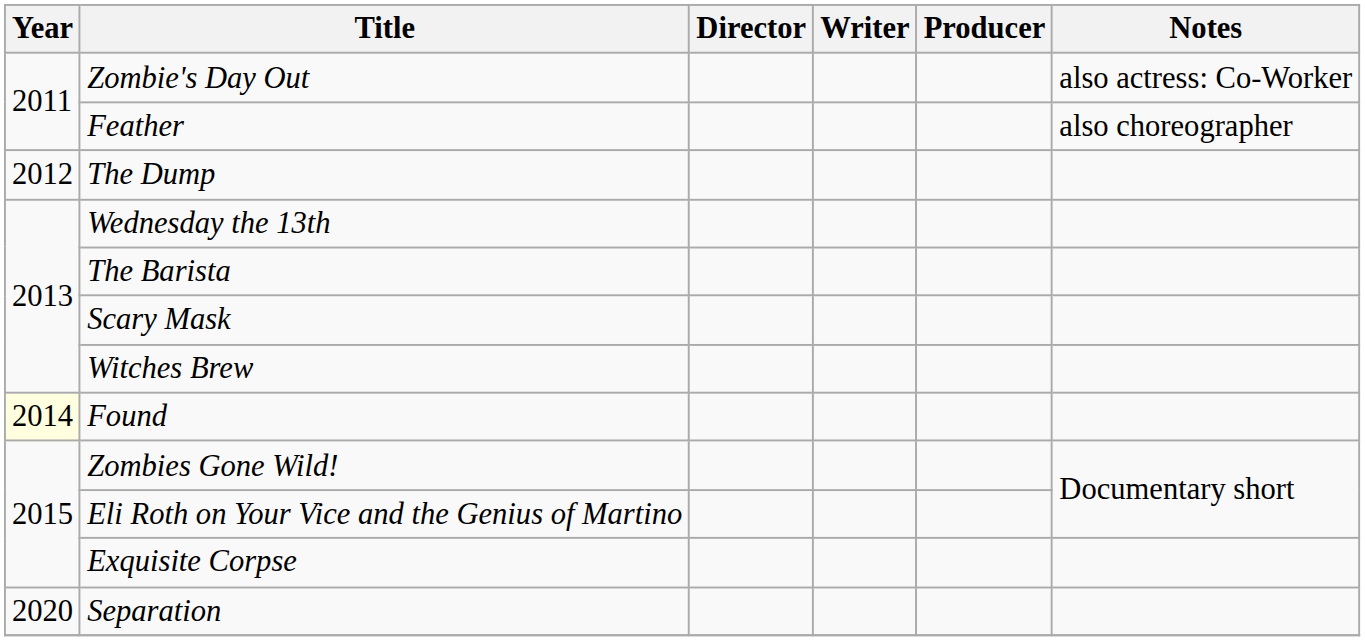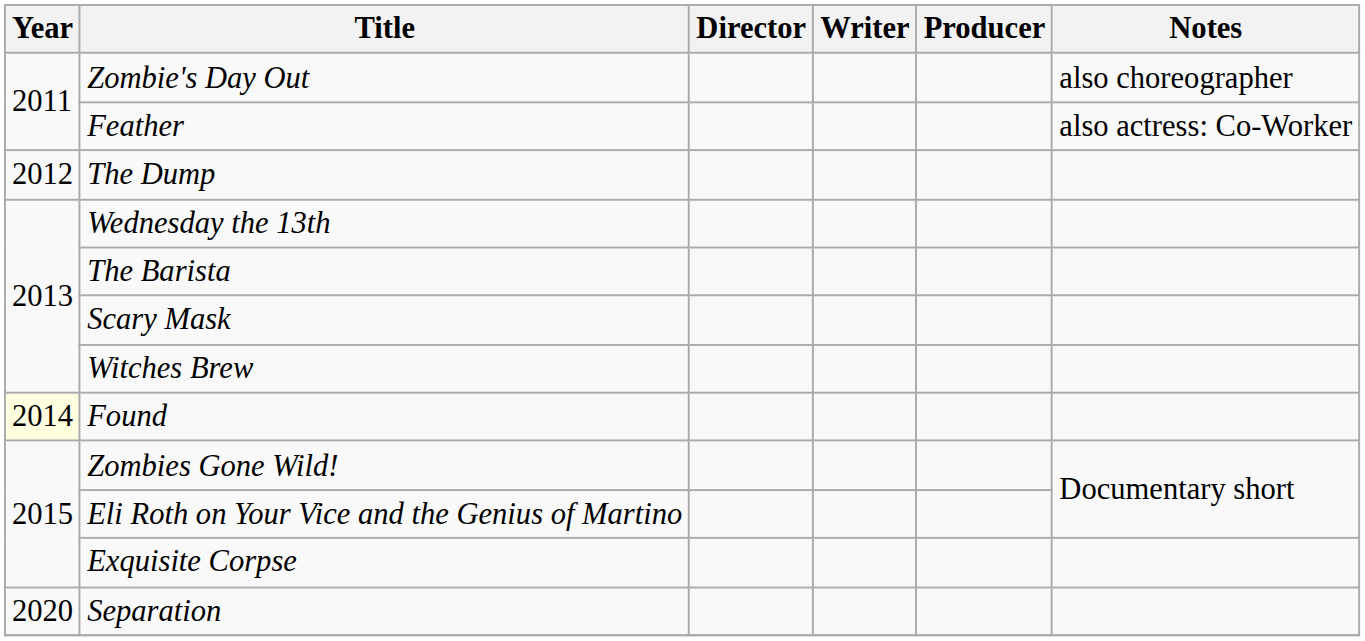(1206, 77) also actress: Co-Worker -> (1176, 77) also choreographer
(1176, 125) also choreographer -> (1206, 125) also actress: Co-Worker
